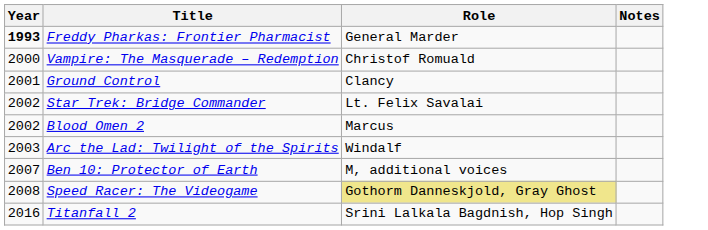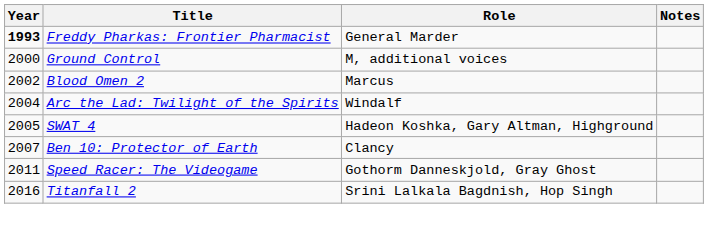- row: (193, 60)
(24, 82) 2001 -> (24, 60) 2000
(370, 82) Clancy -> (426, 60) M, additional voices
- row: (156, 104)
(24, 148) 2003 -> (24, 104) 2004
+ row: (71, 126)
(426, 170) M, additional voices -> (370, 148) Clancy
(24, 192) 2008 -> (24, 170) 2011
(471, 192) khaki background -> (471, 170) no background
